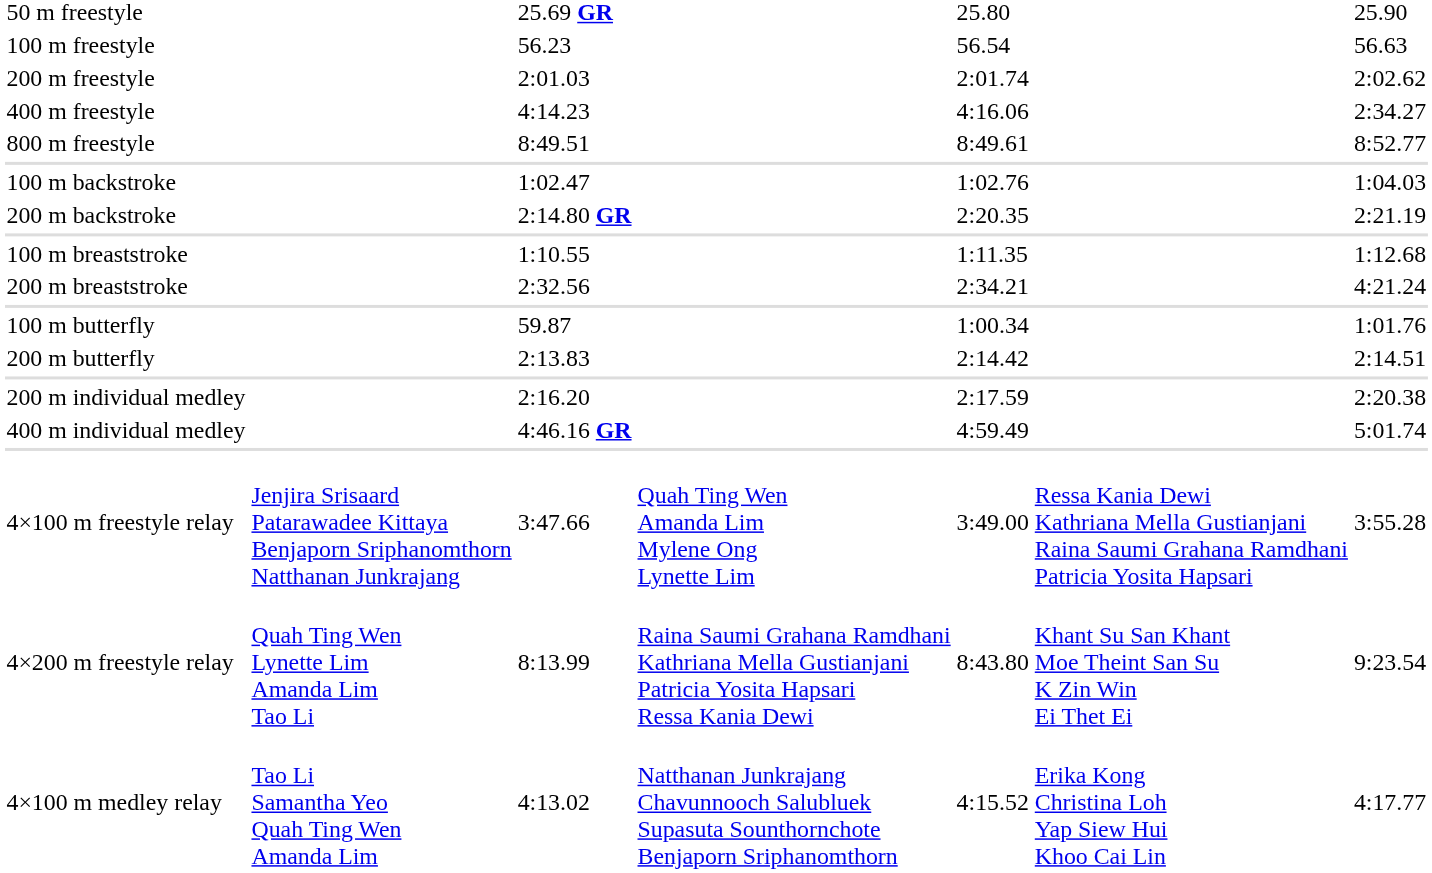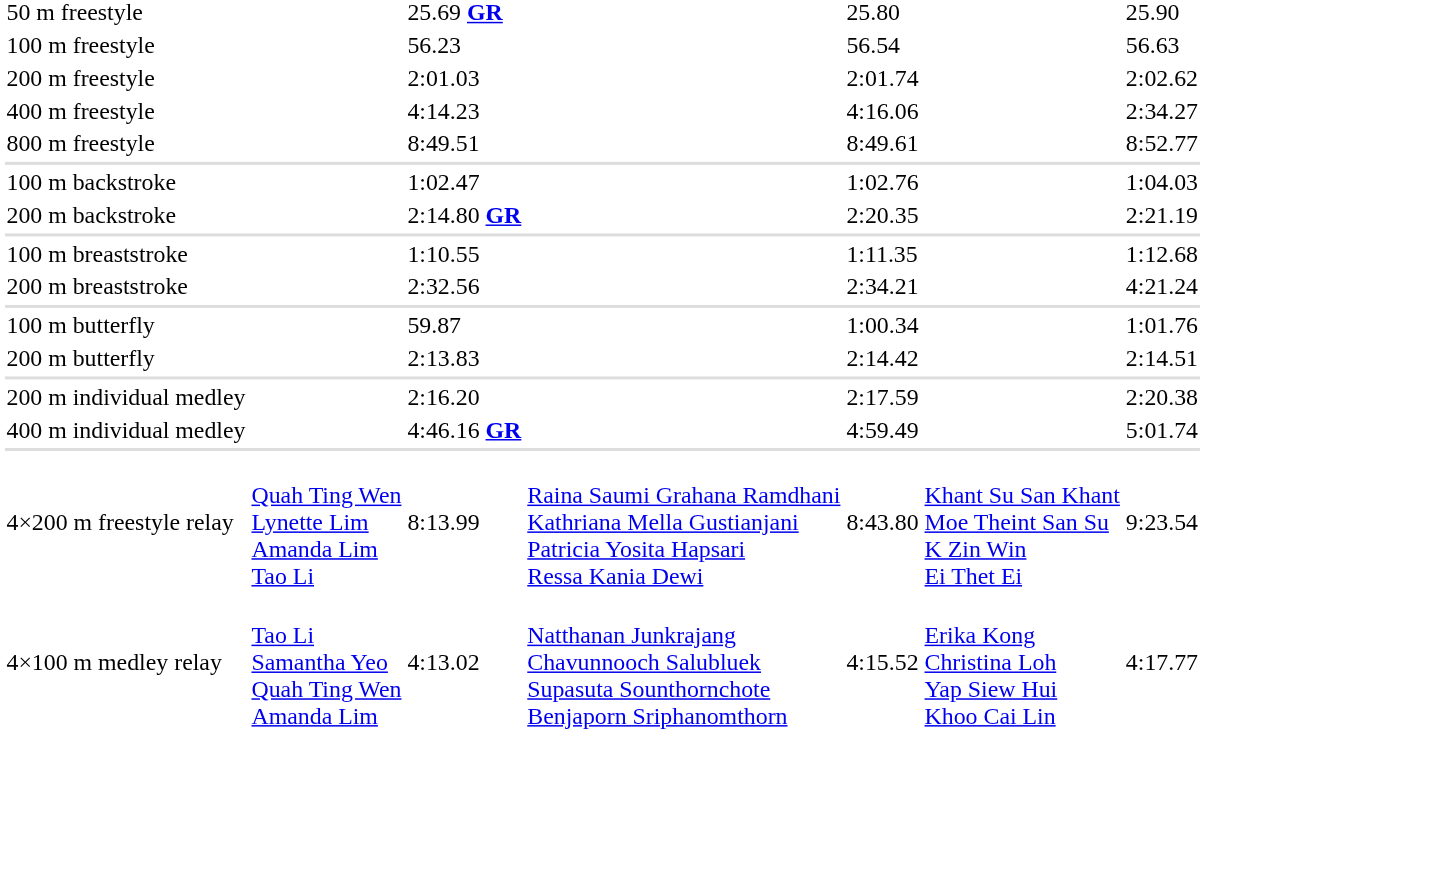- row: (120, 522)
